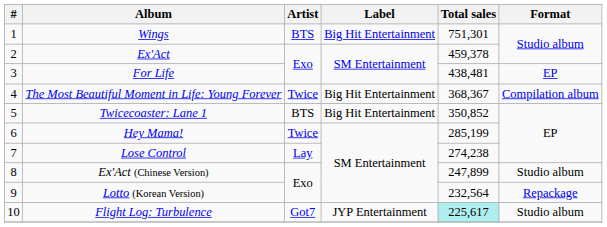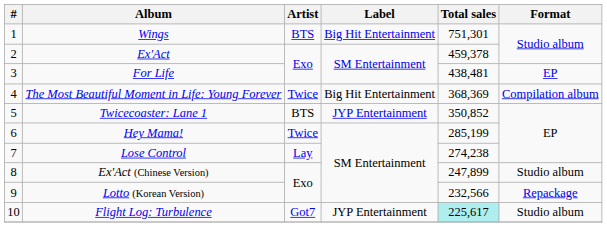(468, 93) 368,367 -> (468, 93) 368,369
(380, 113) Big Hit Entertainment -> (380, 113) JYP Entertainment
(468, 192) 232,564 -> (468, 192) 232,566
